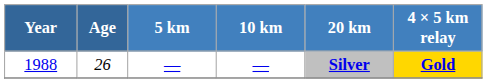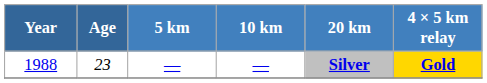(102, 64) 26 -> (102, 64) 23
